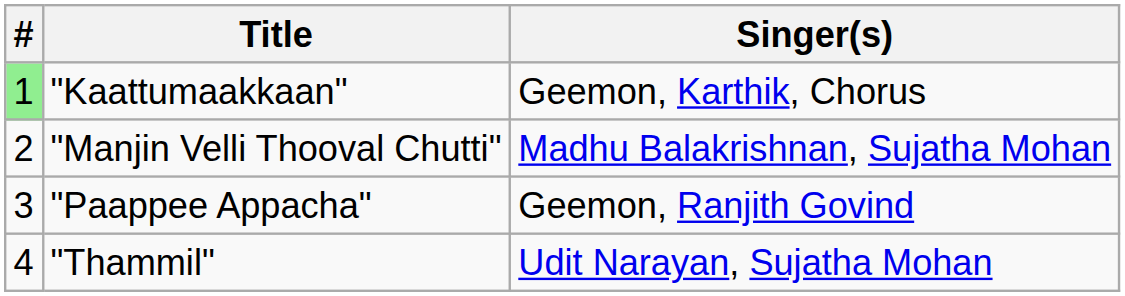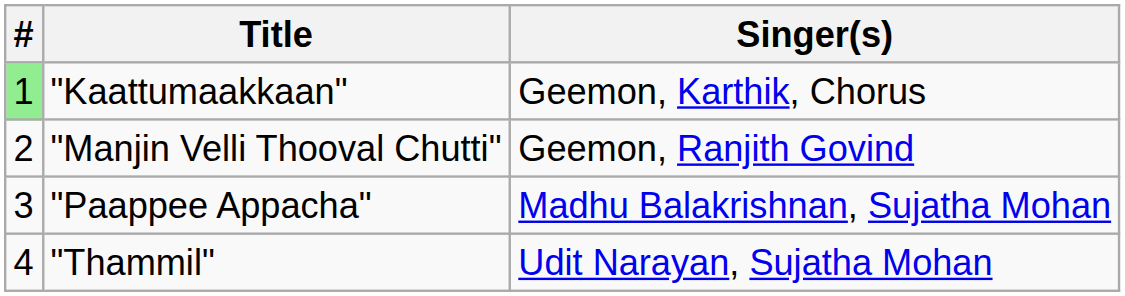(815, 149) Madhu Balakrishnan, Sujatha Mohan -> (716, 149) Geemon, Ranjith Govind
(716, 206) Geemon, Ranjith Govind -> (815, 206) Madhu Balakrishnan, Sujatha Mohan
